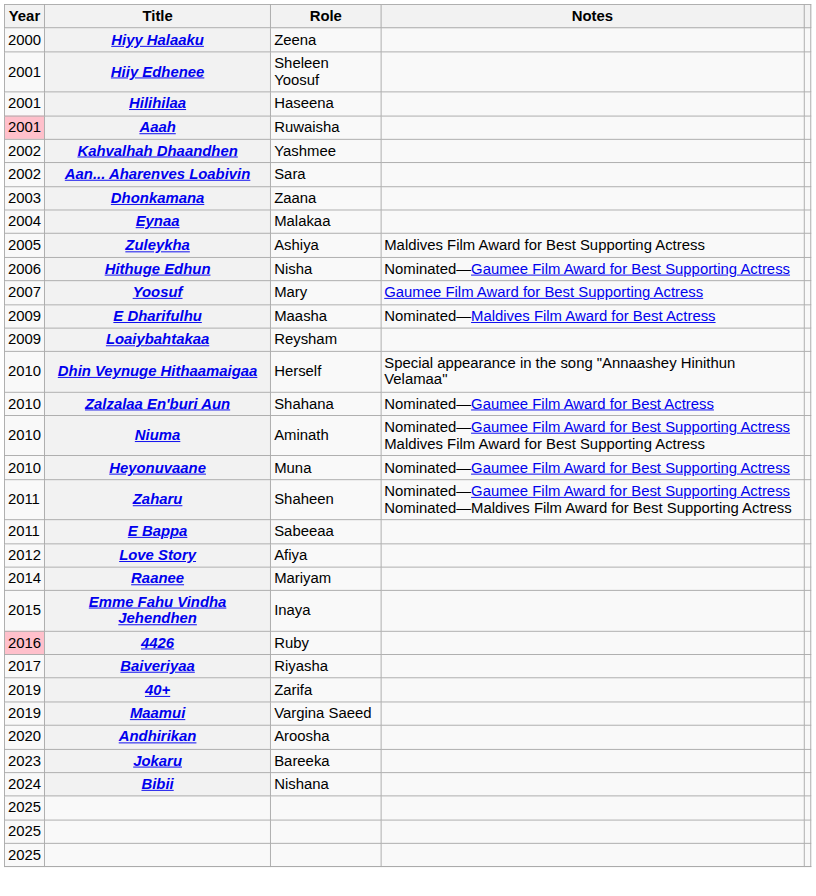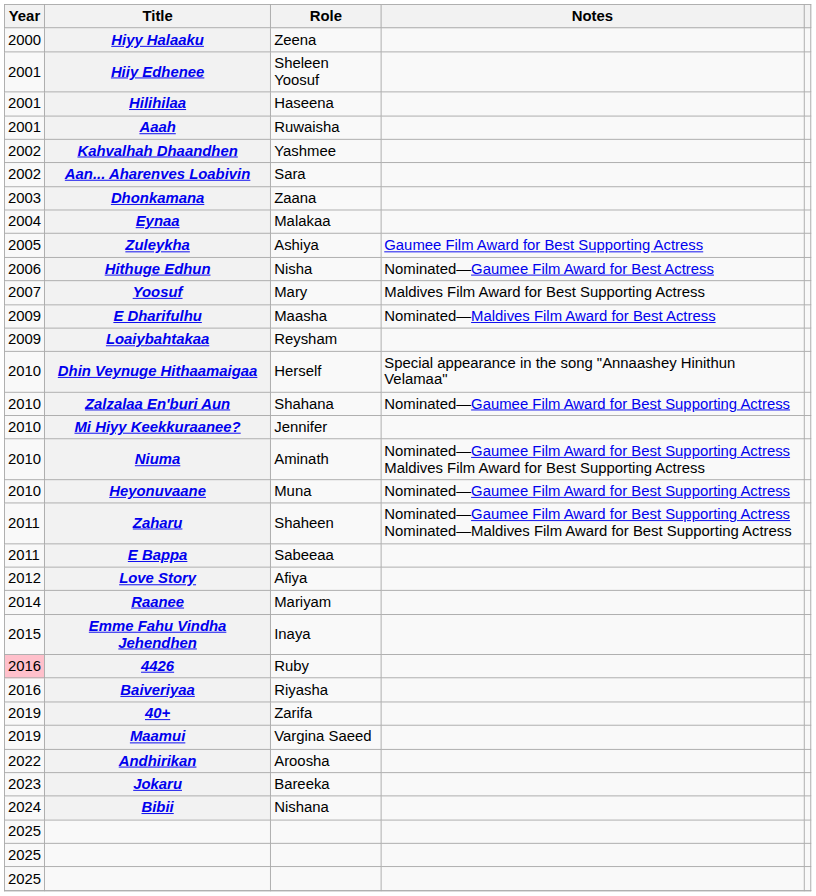(24, 127) pink background -> (24, 127) no background
(545, 245) Maldives Film Award for Best Supporting Actress -> (544, 245) Gaumee Film Award for Best Supporting Actress
(587, 269) Nominated—Gaumee Film Award for Best Supporting Actress -> (549, 269) Nominated—Gaumee Film Award for Best Actress
(544, 292) Gaumee Film Award for Best Supporting Actress -> (545, 292) Maldives Film Award for Best Supporting Actress
(549, 403) Nominated—Gaumee Film Award for Best Actress -> (587, 403) Nominated—Gaumee Film Award for Best Supporting Actress
+ row: (158, 427)
(24, 666) 2017 -> (24, 689) 2016
(24, 737) 2020 -> (24, 760) 2022
